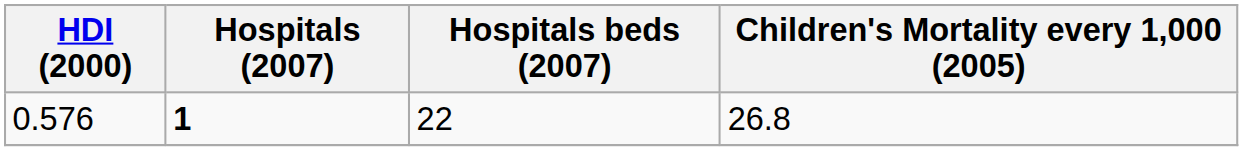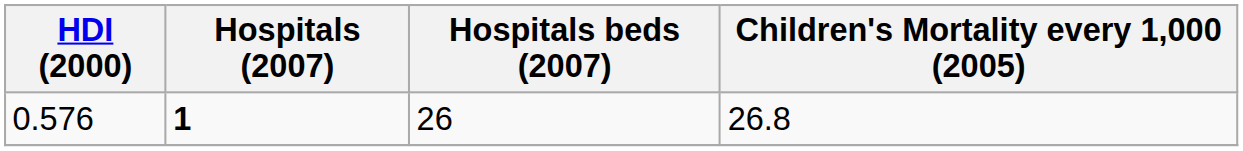(435, 118) 22 -> (435, 118) 26
